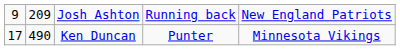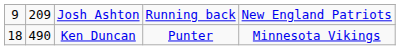(15, 35) 17 -> (15, 35) 18
